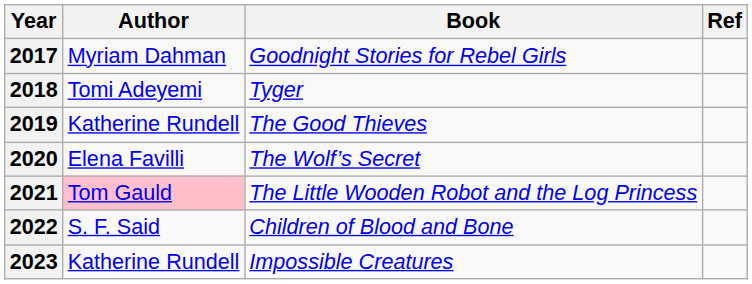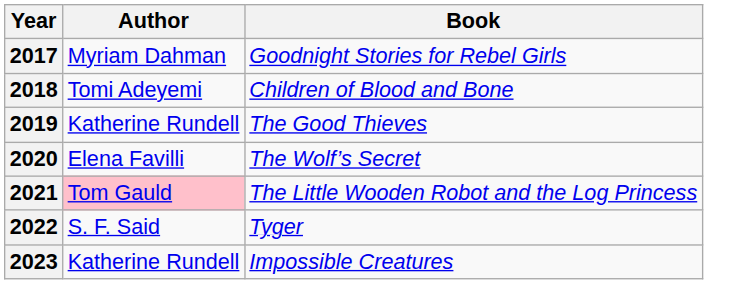- column: (725, 21)
(276, 90) Tyger -> (381, 90) Children of Blood and Bone
(381, 227) Children of Blood and Bone -> (276, 227) Tyger
